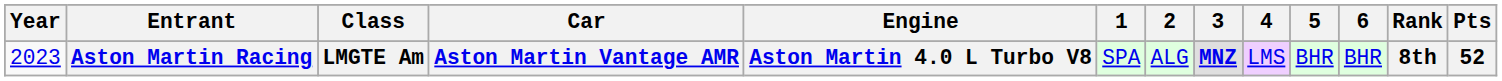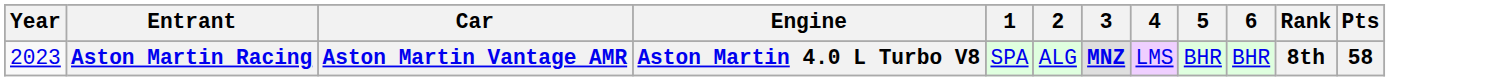- column: (373, 22)
(1472, 58) 52 -> (1361, 58) 58
